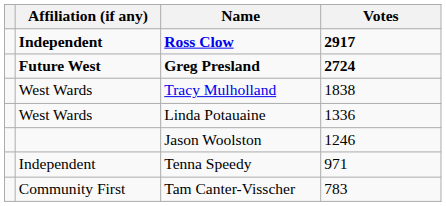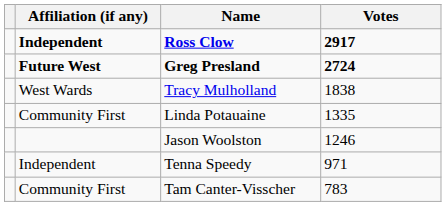(56, 115) West Wards -> (72, 115) Community First
(340, 115) 1336 -> (340, 115) 1335
